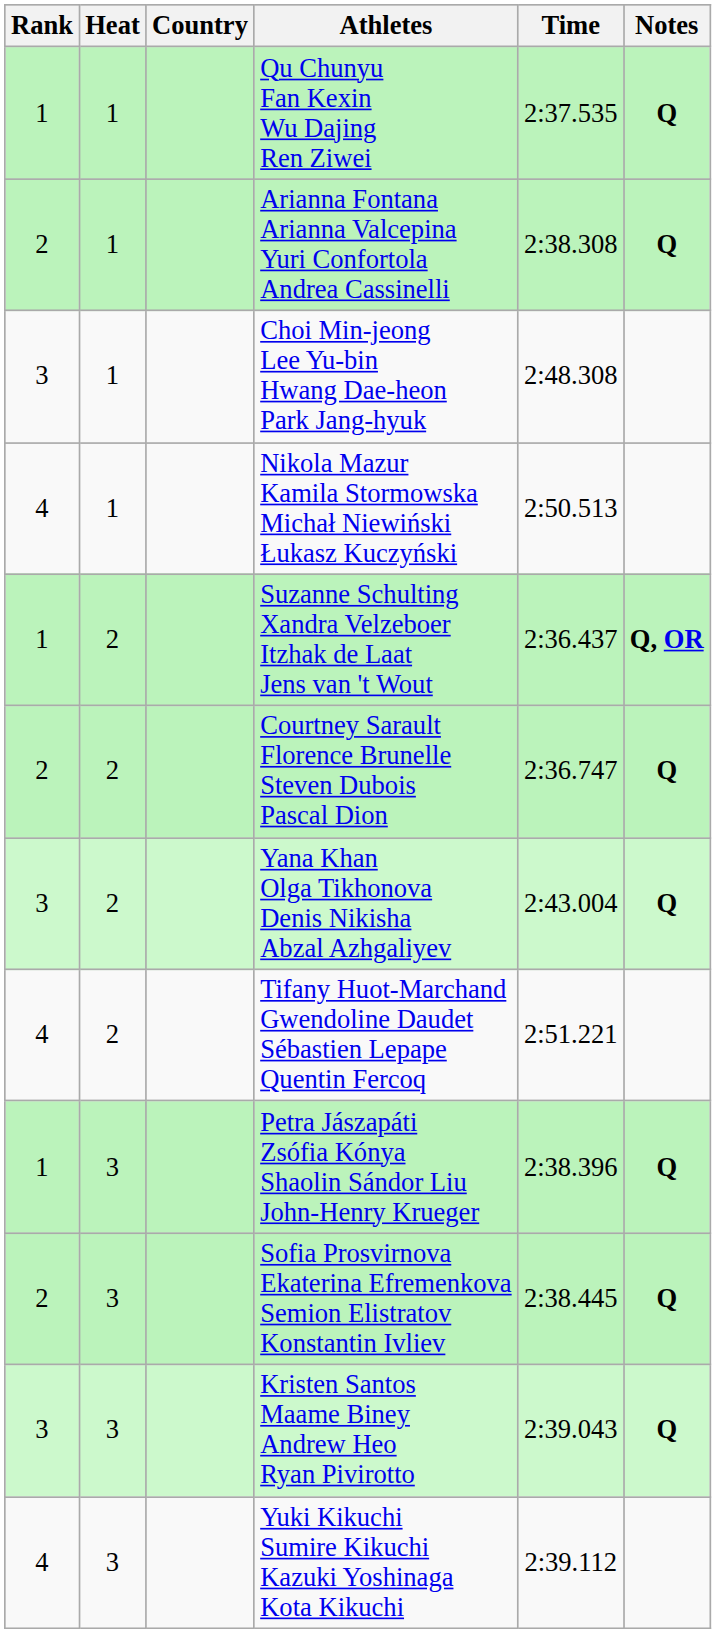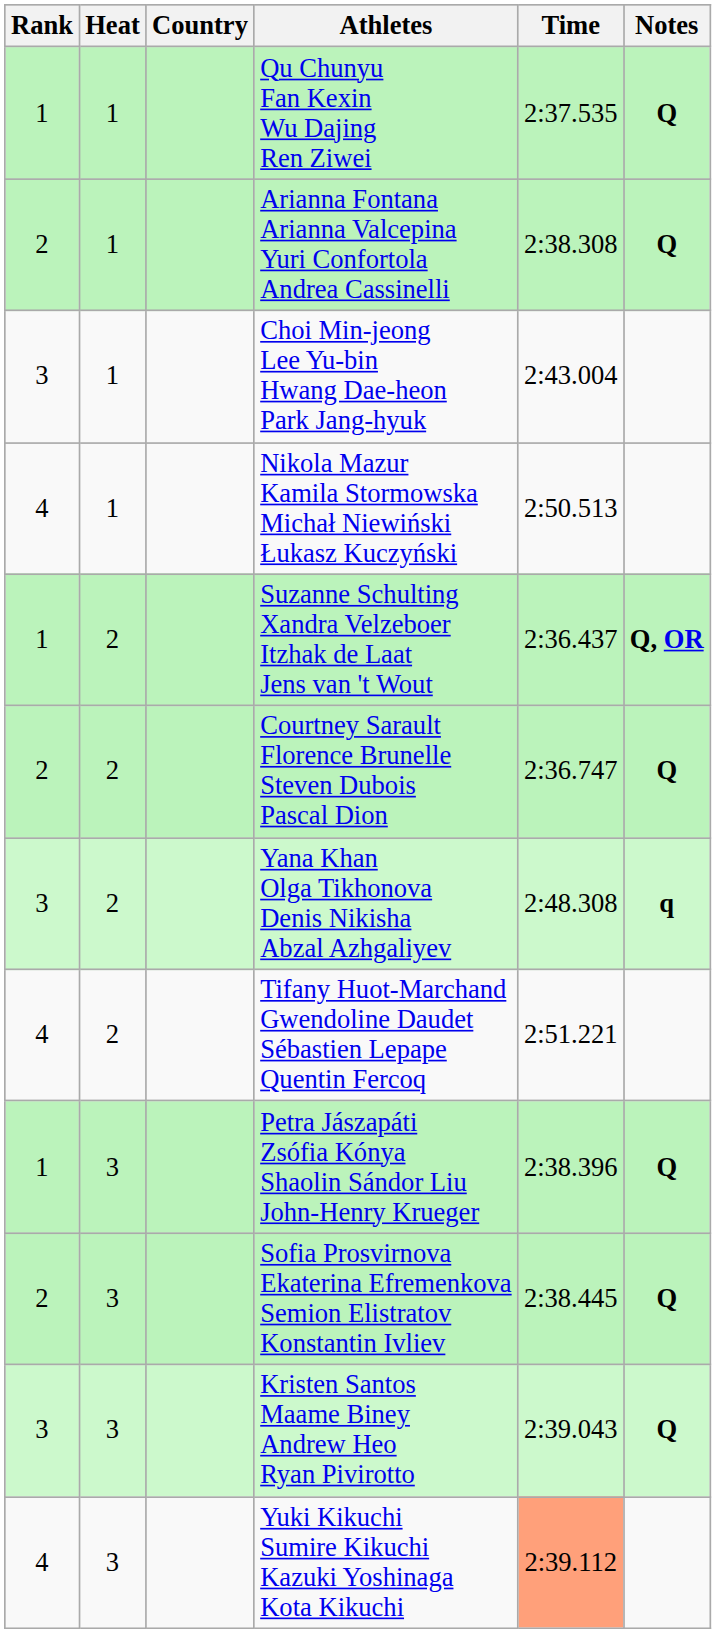(571, 376) 2:48.308 -> (571, 376) 2:43.004
(571, 903) 2:43.004 -> (571, 903) 2:48.308
(667, 903) Q -> (667, 903) q
(571, 1561) no background -> (571, 1561) lightsalmon background
